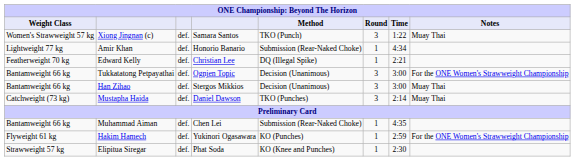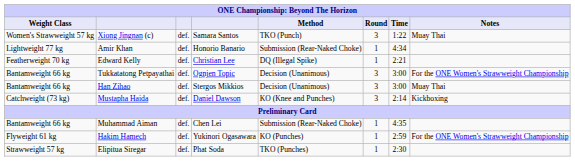(284, 99) TKO (Punches) -> (297, 99) KO (Knee and Punches)
(428, 99) Muay Thai -> (430, 99) Kickboxing
(297, 149) KO (Knee and Punches) -> (284, 149) TKO (Punches)
